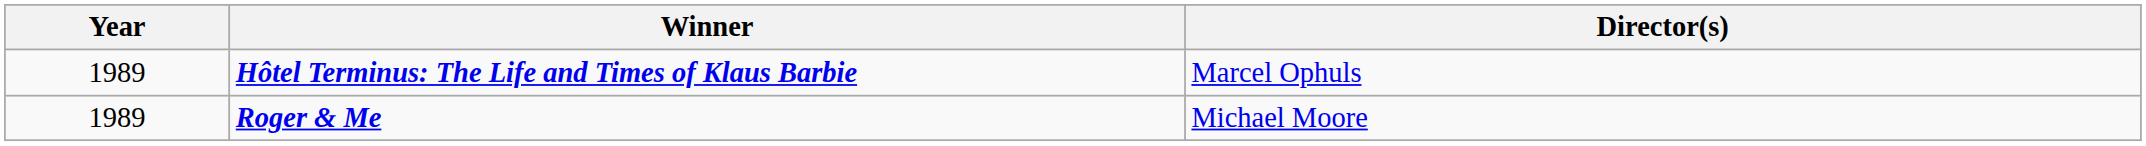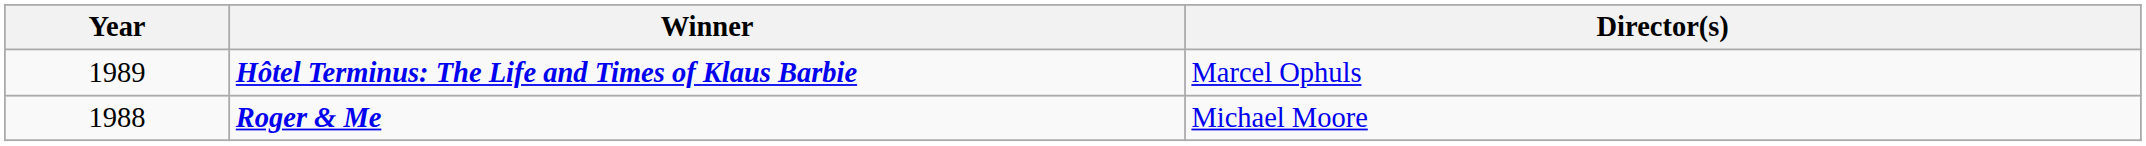(117, 117) 1989 -> (117, 117) 1988
